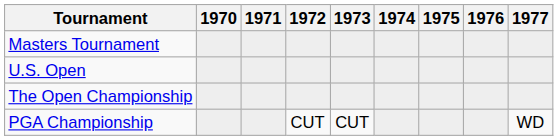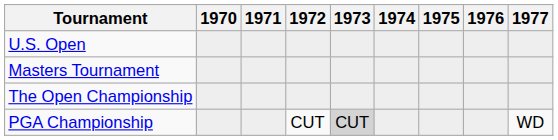rows swapped: (84, 44) <-> (47, 70)
(352, 123) no background -> (352, 123) lightgrey background
